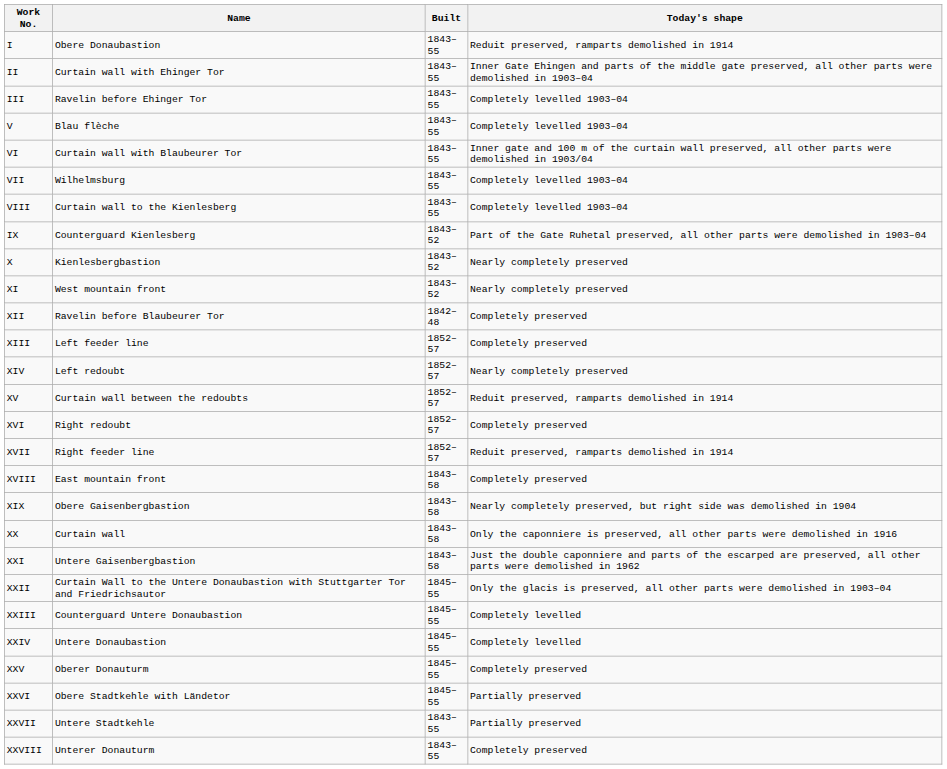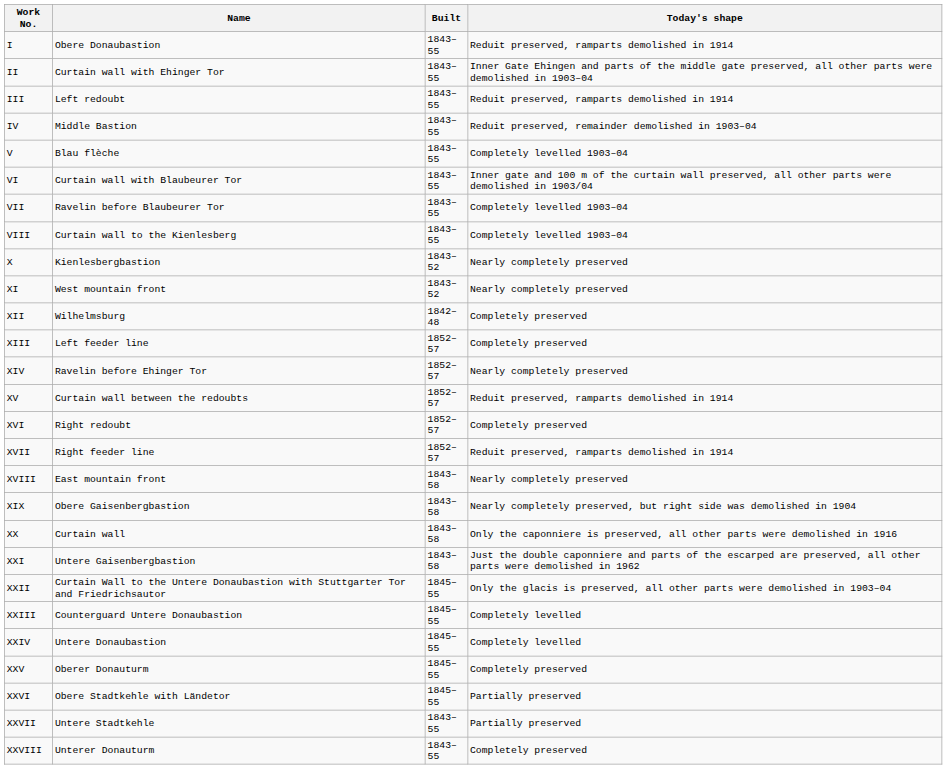(131, 99) Ravelin before Ehinger Tor -> (90, 99) Left redoubt
(549, 99) Completely levelled 1903–04 -> (602, 99) Reduit preserved, ramparts demolished in 1914
+ row: (13, 127)
(90, 181) Wilhelmsburg -> (140, 208) Ravelin before Blaubeurer Tor
- row: (13, 235)
(140, 316) Ravelin before Blaubeurer Tor -> (90, 316) Wilhelmsburg
(90, 371) Left redoubt -> (131, 371) Ravelin before Ehinger Tor
(528, 479) Completely preserved -> (549, 479) Nearly completely preserved
